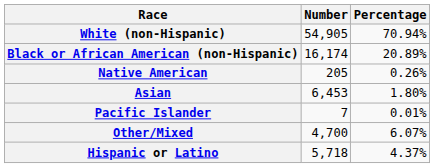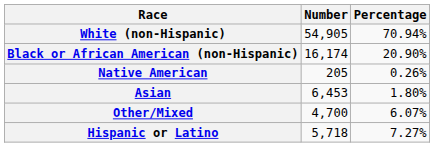(405, 54) 20.89% -> (405, 54) 20.90%
- row: (153, 113)
(408, 152) 4.37% -> (408, 133) 7.27%
